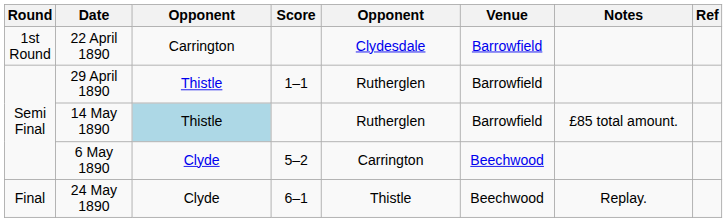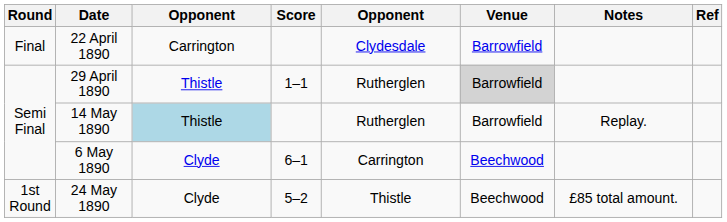(30, 45) 1st Round -> (30, 45) Final
(507, 84) no background -> (507, 84) lightgrey background
(624, 122) £85 total amount. -> (624, 122) Replay.
(296, 160) 5–2 -> (296, 160) 6–1
(30, 198) Final -> (30, 198) 1st Round
(296, 198) 6–1 -> (296, 198) 5–2
(624, 198) Replay. -> (624, 198) £85 total amount.
